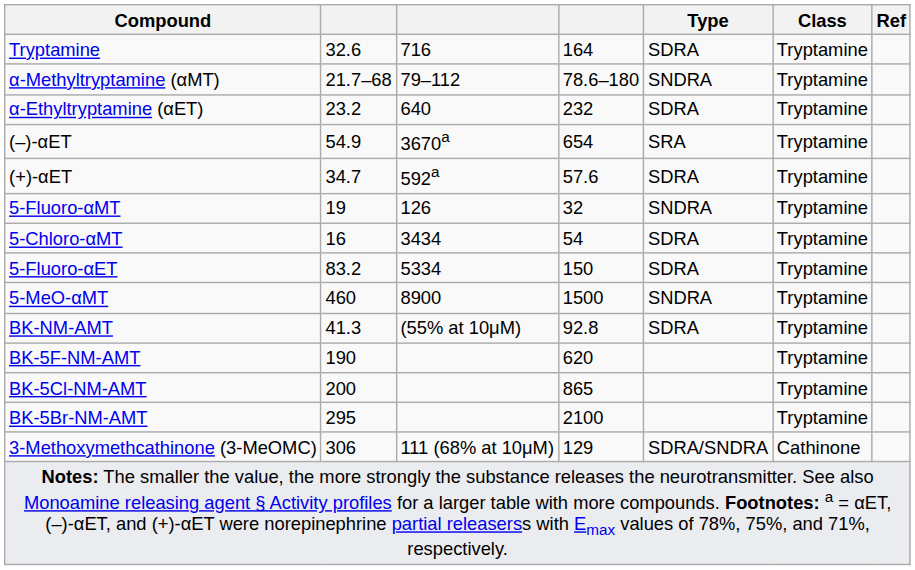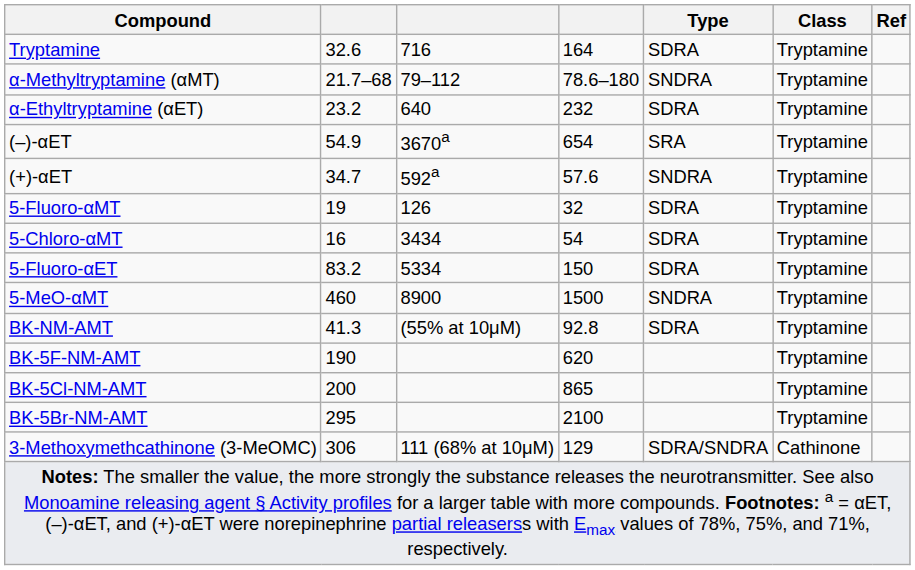(673, 176) SDRA -> (680, 176) SNDRA
(680, 208) SNDRA -> (673, 208) SDRA
